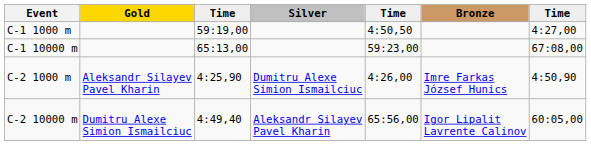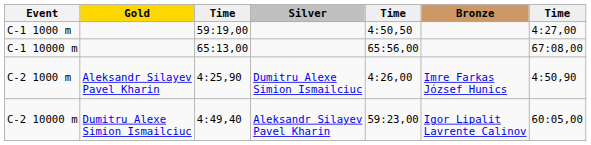(393, 48) 59:23,00 -> (393, 48) 65:56,00
(393, 119) 65:56,00 -> (393, 119) 59:23,00
